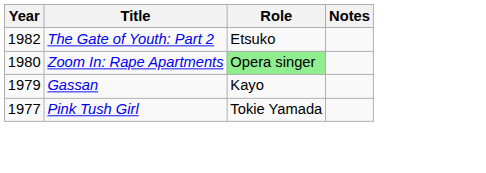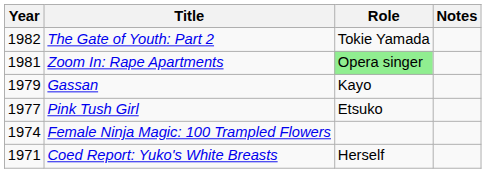(253, 39) Etsuko -> (384, 39) Tokie Yamada
(24, 62) 1980 -> (24, 62) 1981
(276, 109) Tokie Yamada -> (360, 109) Etsuko
+ row: (189, 132)
+ row: (163, 156)
